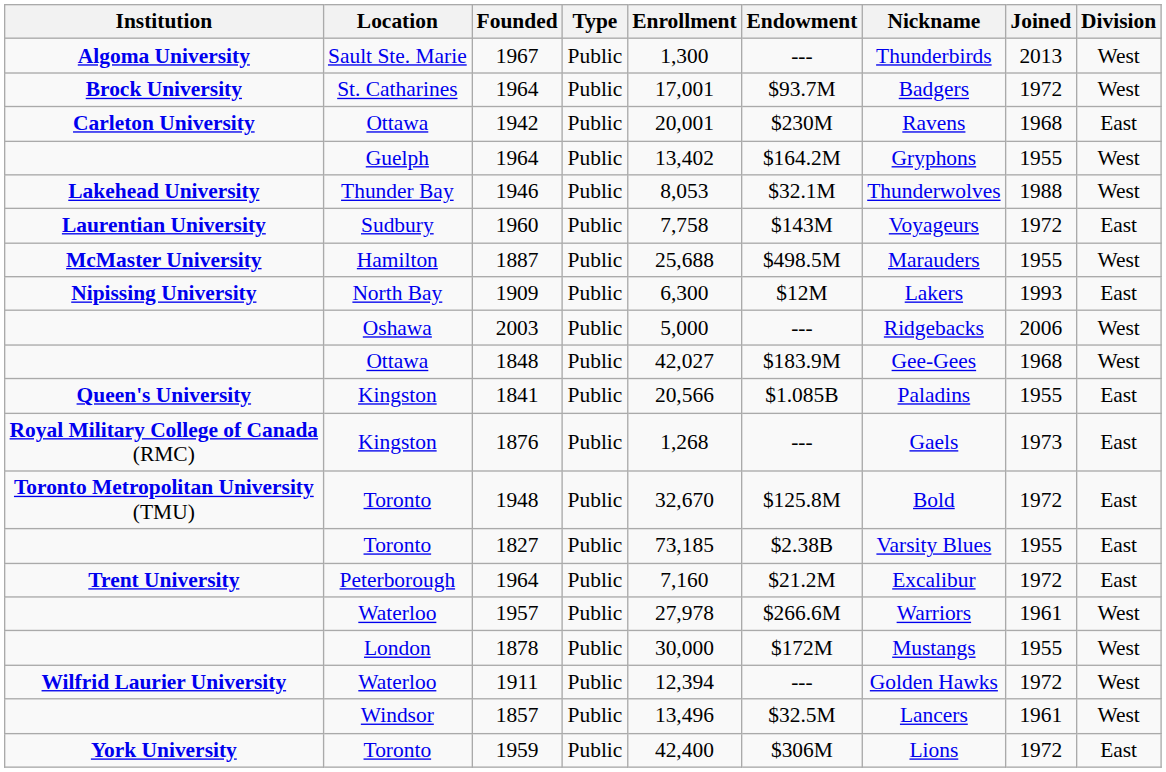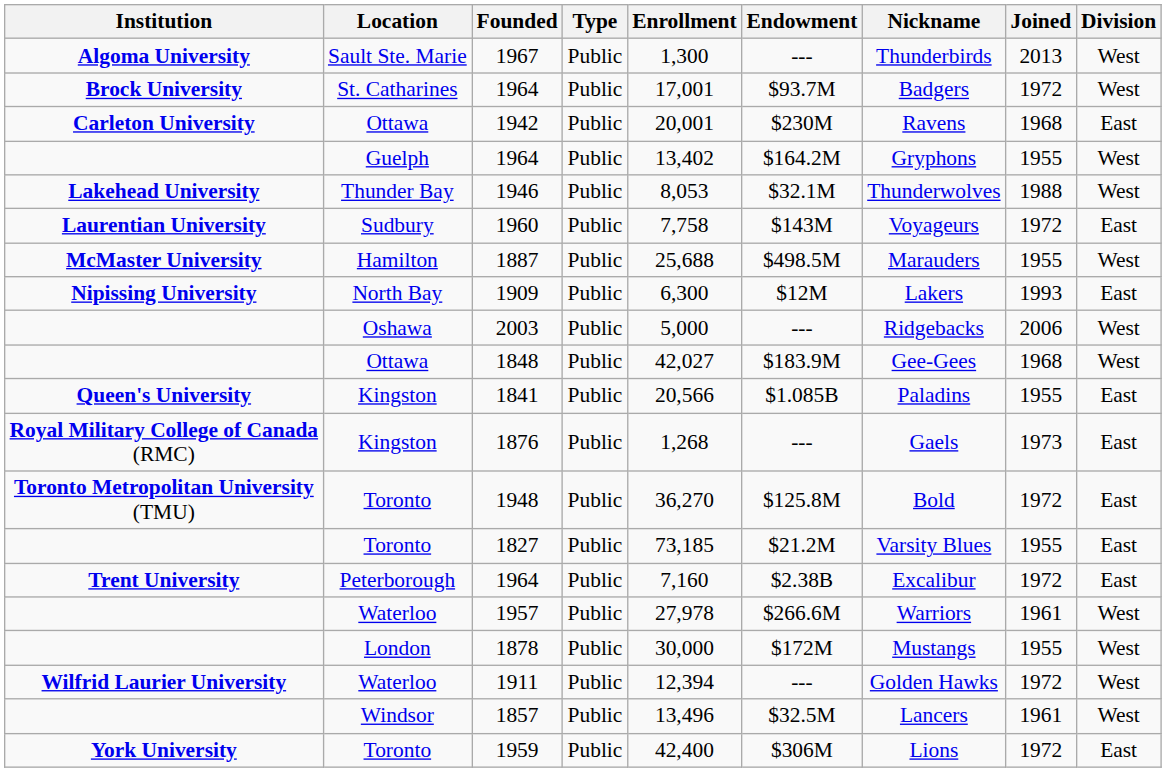(684, 499) 32,670 -> (684, 499) 36,270
(802, 545) $2.38B -> (802, 545) $21.2M
(802, 579) $21.2M -> (802, 579) $2.38B
